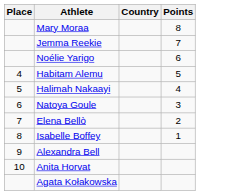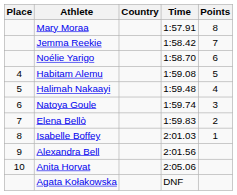+ column: (180, 12)
